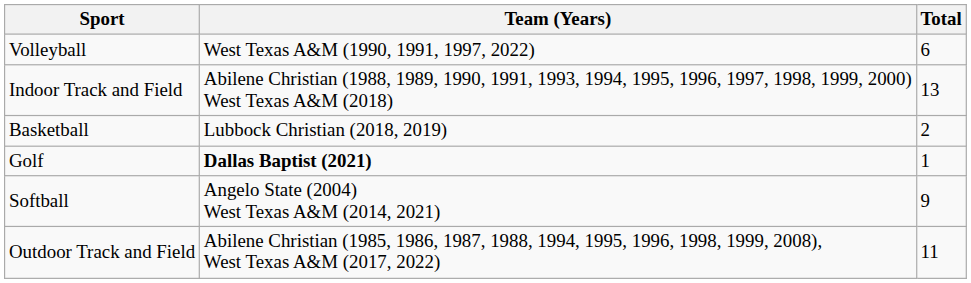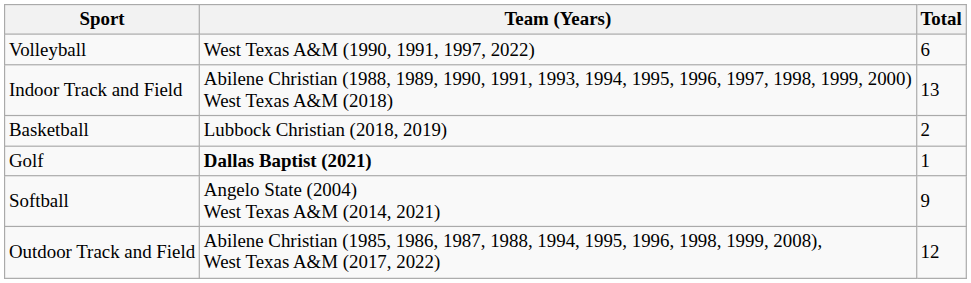(930, 252) 11 -> (930, 252) 12
